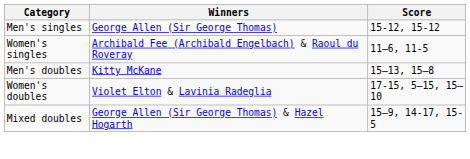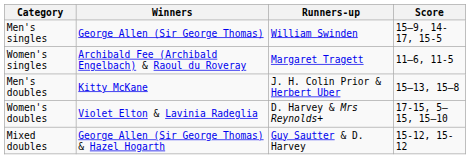+ column: (331, 12)
(405, 28) 15-12, 15-12 -> (422, 33) 15–9, 14-17, 15-5
(417, 118) 15–9, 14-17, 15-5 -> (425, 141) 15-12, 15-12
